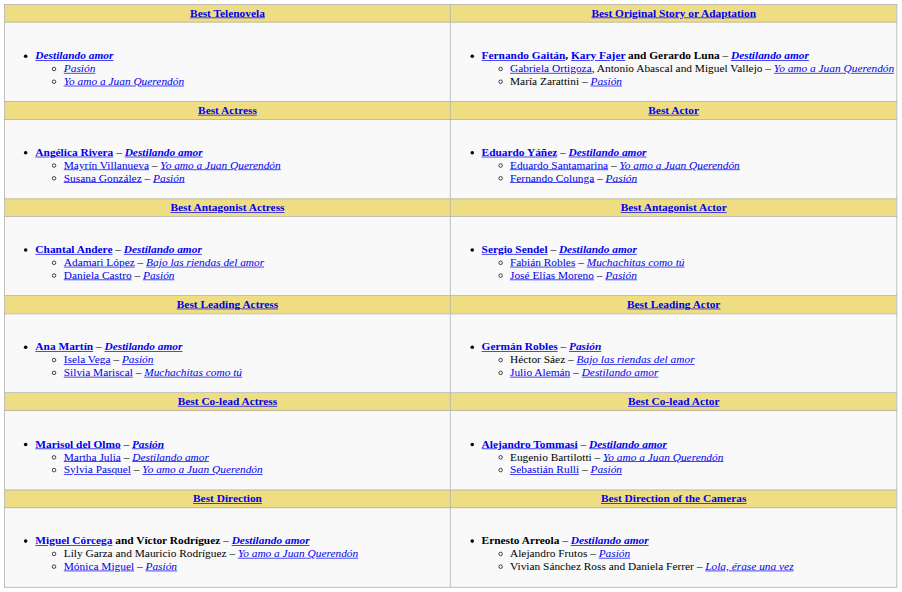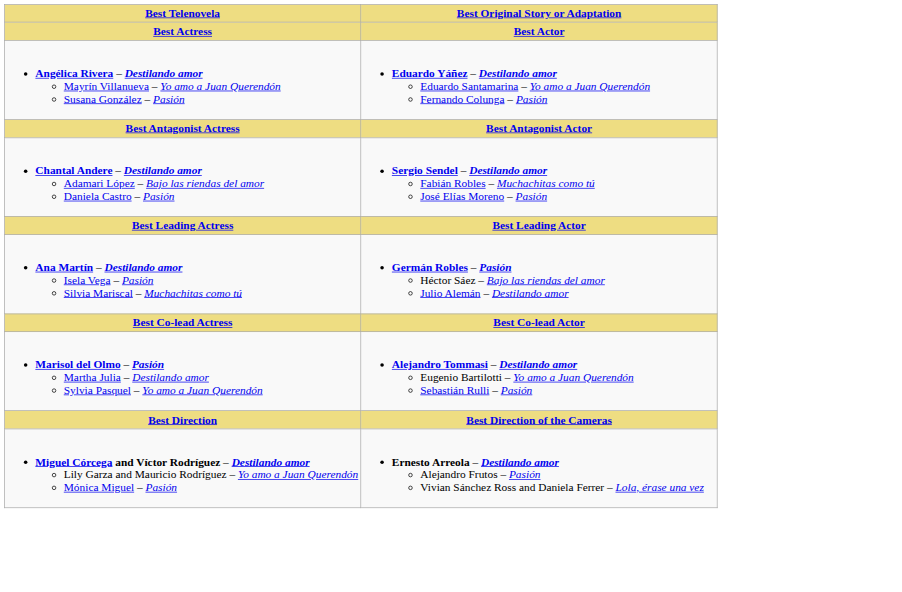- row: (227, 68)
